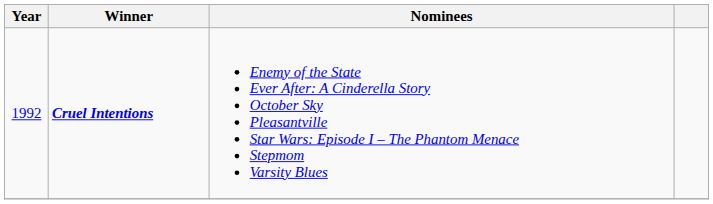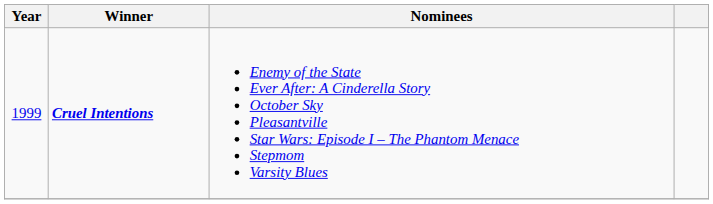(26, 113) 1992 -> (26, 113) 1999
